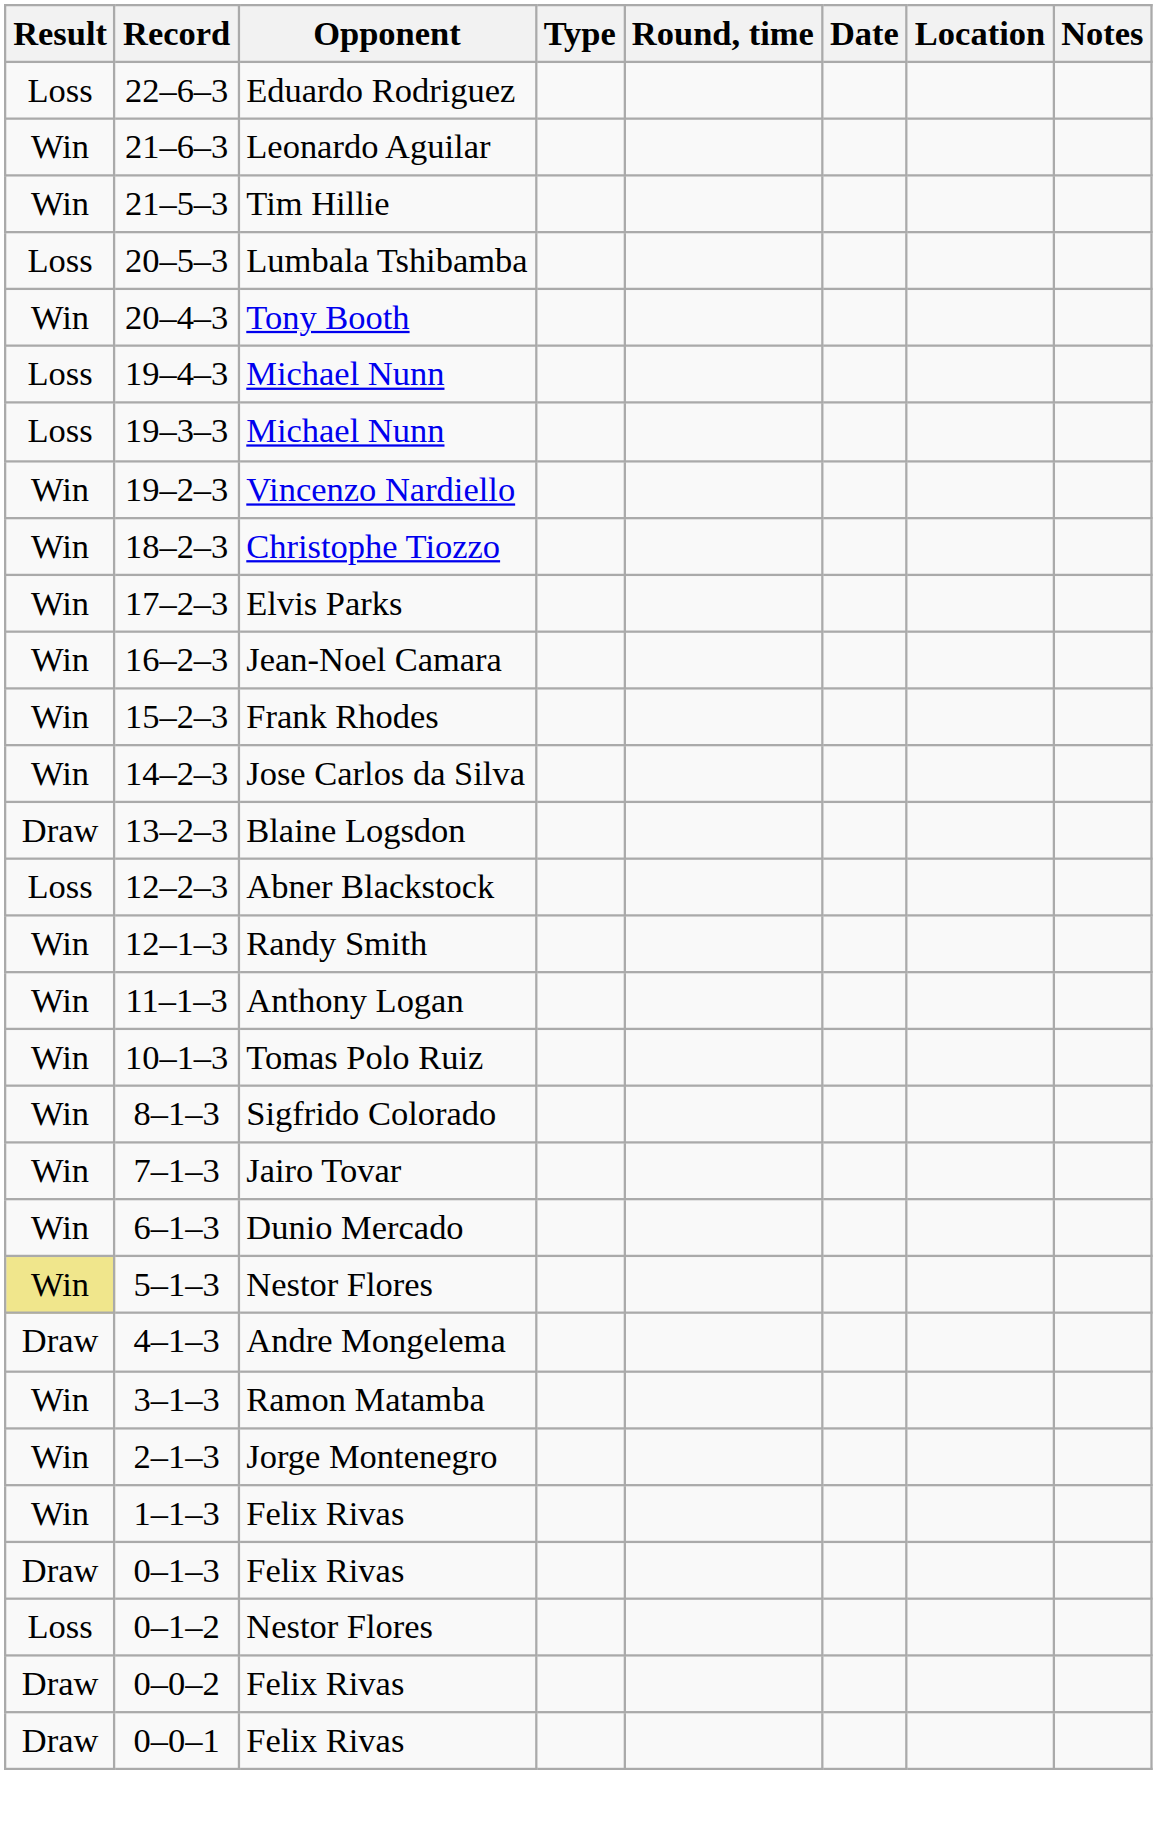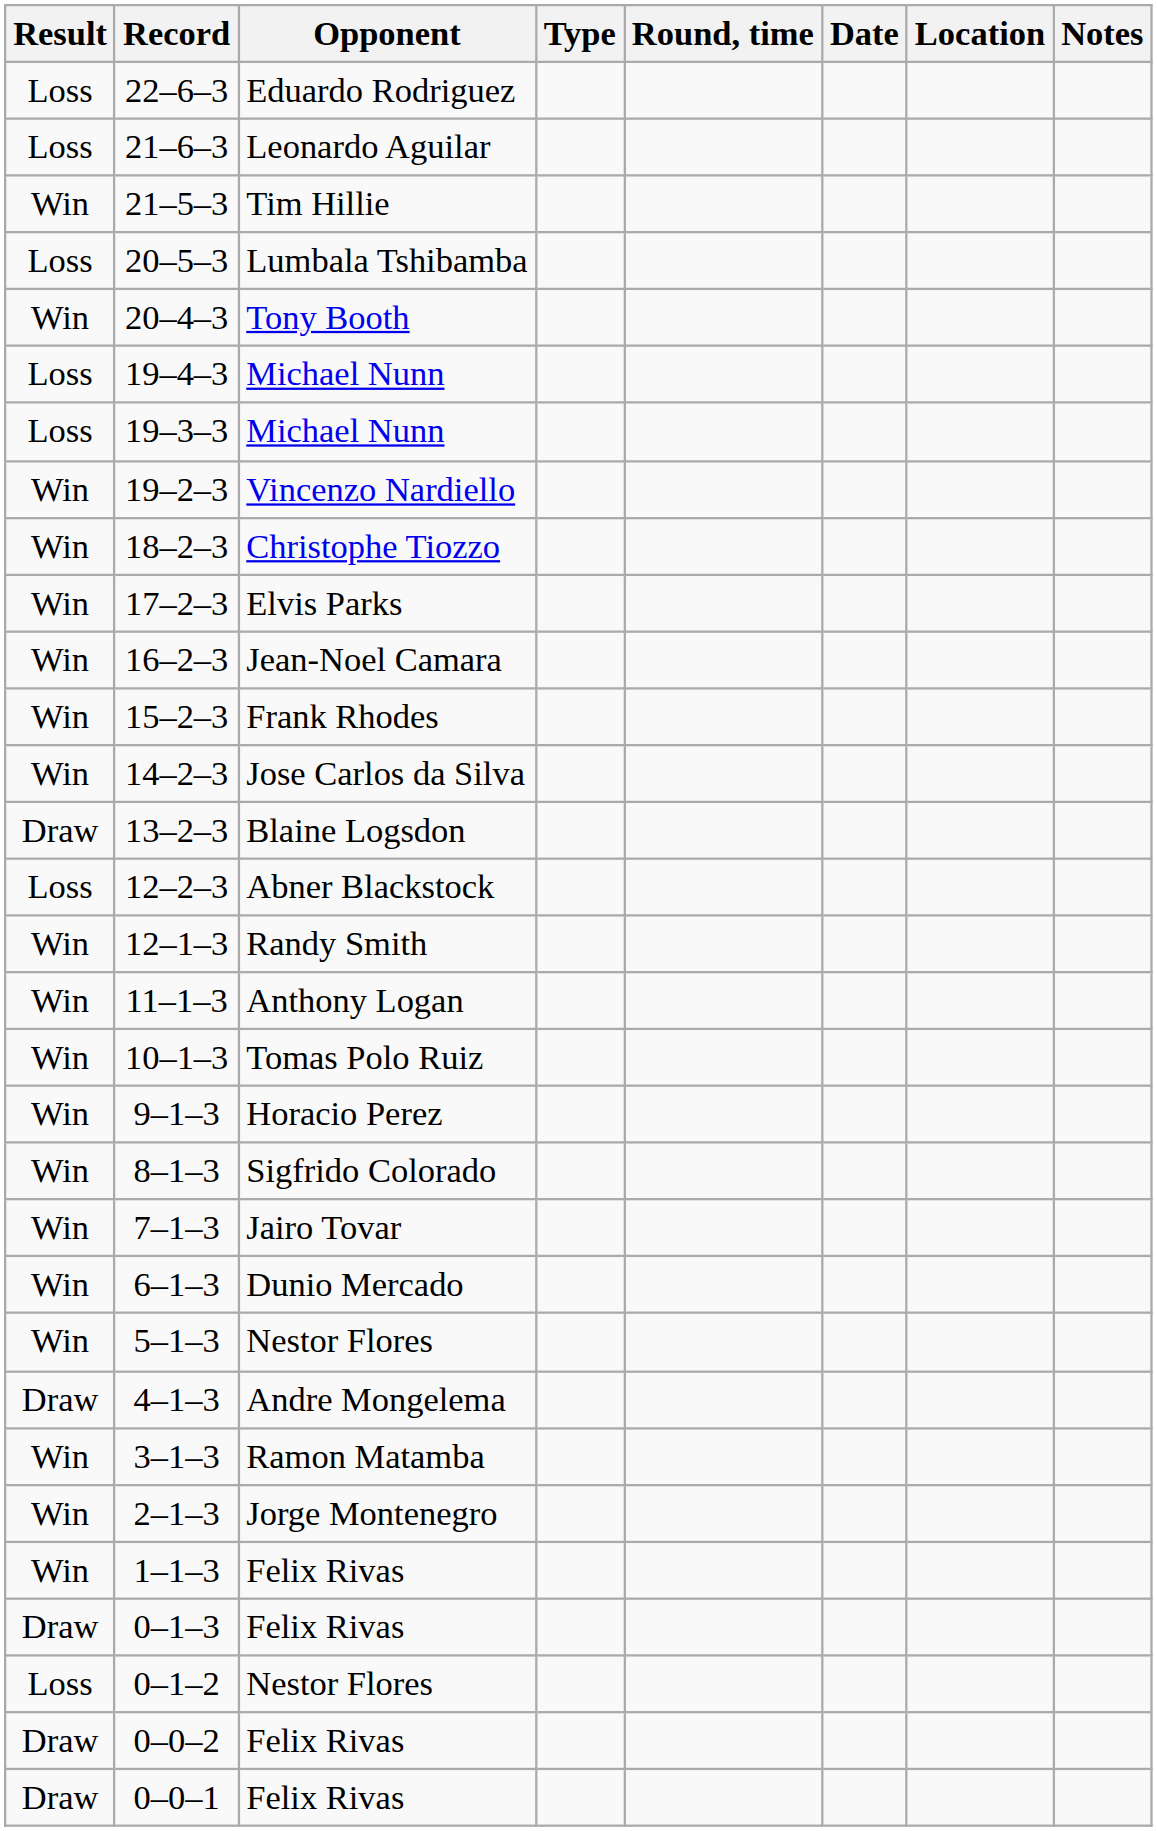(60, 146) Win -> (60, 146) Loss
+ row: (177, 1114)
(60, 1284) khaki background -> (60, 1341) no background
